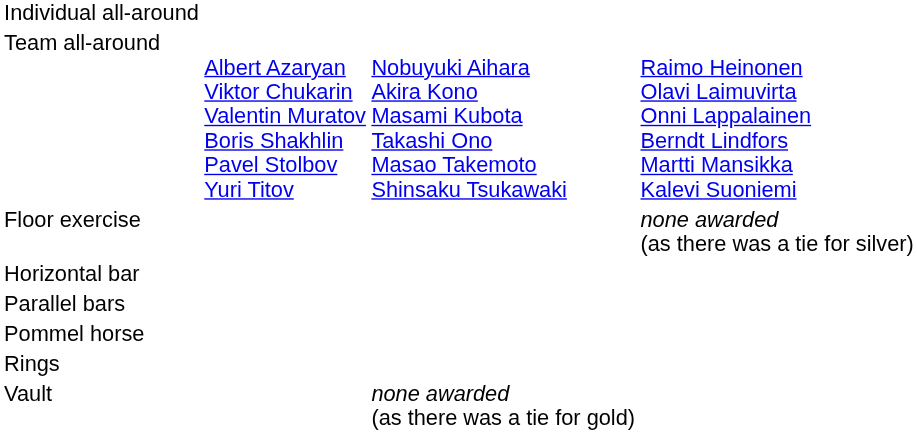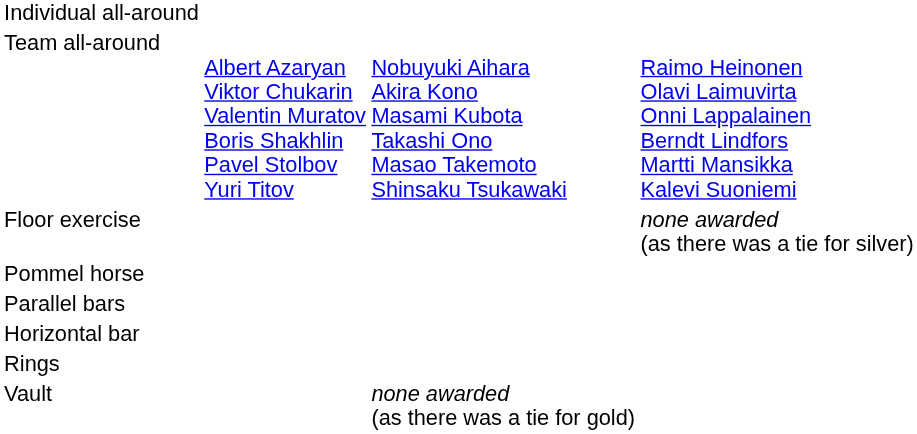rows swapped: (72, 274) <-> (74, 334)
